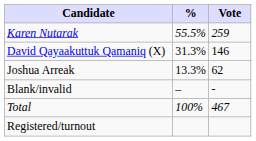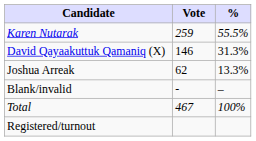columns swapped: (230, 13) <-> (191, 13)
